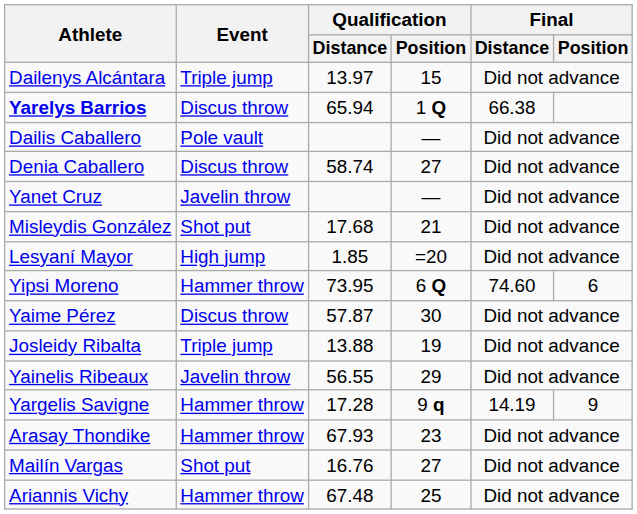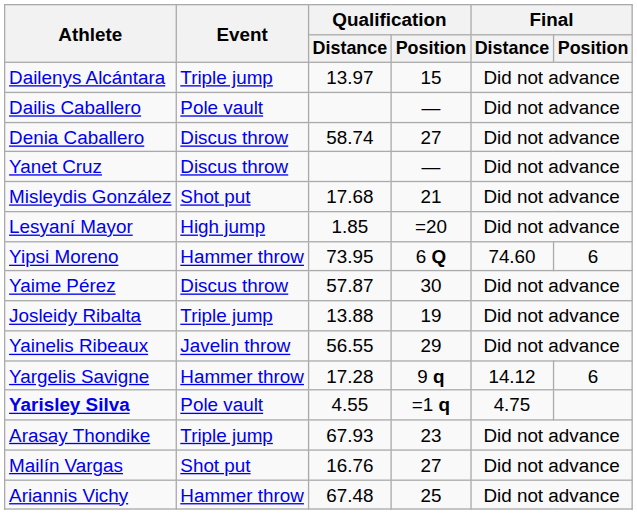- row: (78, 108)
(235, 197) Javelin throw -> (234, 167) Discus throw
(512, 406) 14.19 -> (512, 376) 14.12
(593, 406) 9 -> (593, 376) 6
+ row: (69, 406)
(242, 436) Hammer throw -> (227, 436) Triple jump
